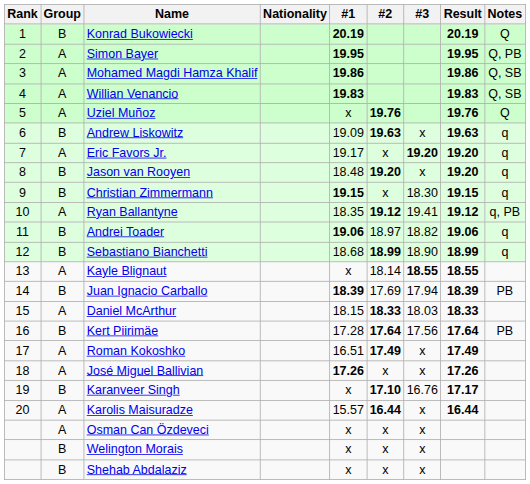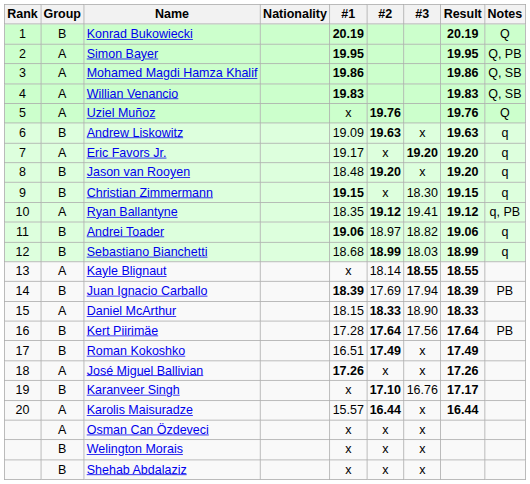(422, 251) 18.90 -> (422, 251) 18.03
(422, 311) 18.03 -> (422, 311) 18.90
(62, 350) A -> (62, 350) B
